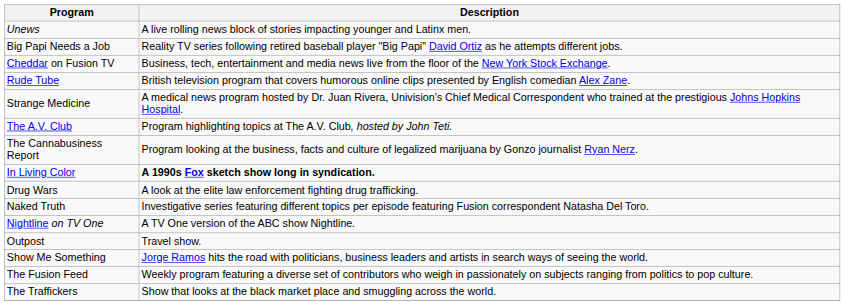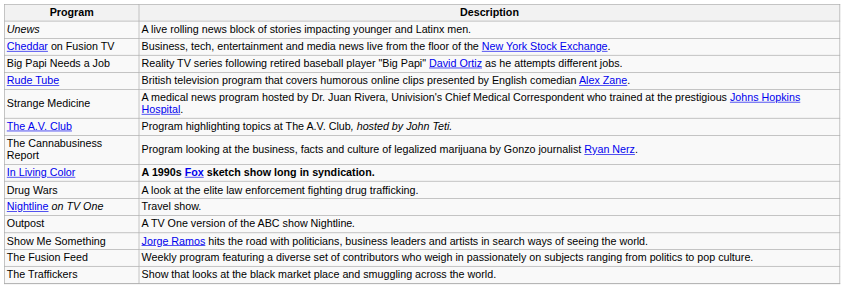rows swapped: (58, 47) <-> (61, 64)
- row: (36, 207)
(248, 224) A TV One version of the ABC show Nightline. -> (171, 207) Travel show.
(171, 241) Travel show. -> (248, 224) A TV One version of the ABC show Nightline.
